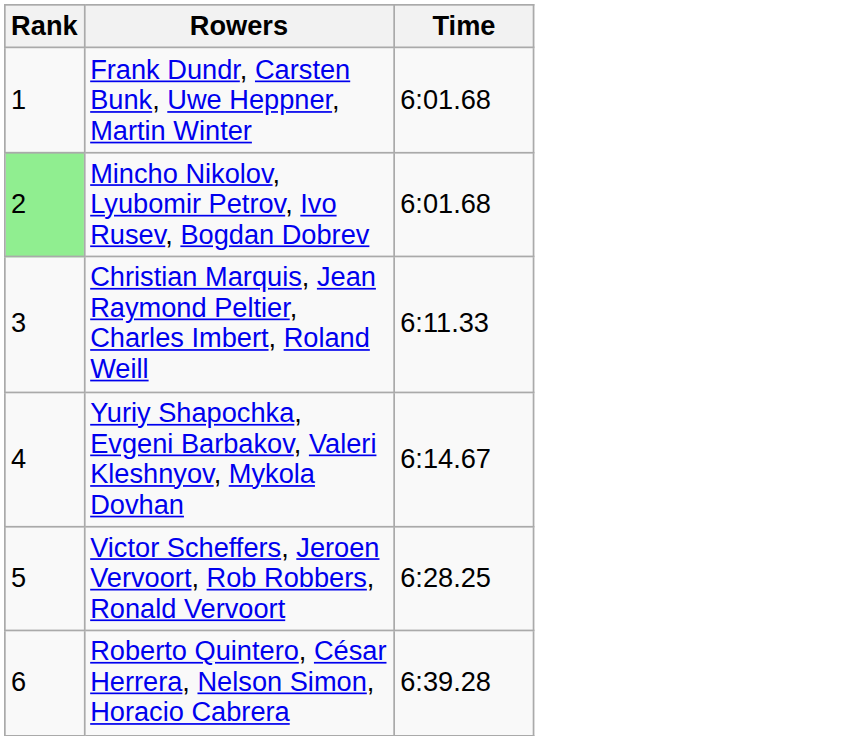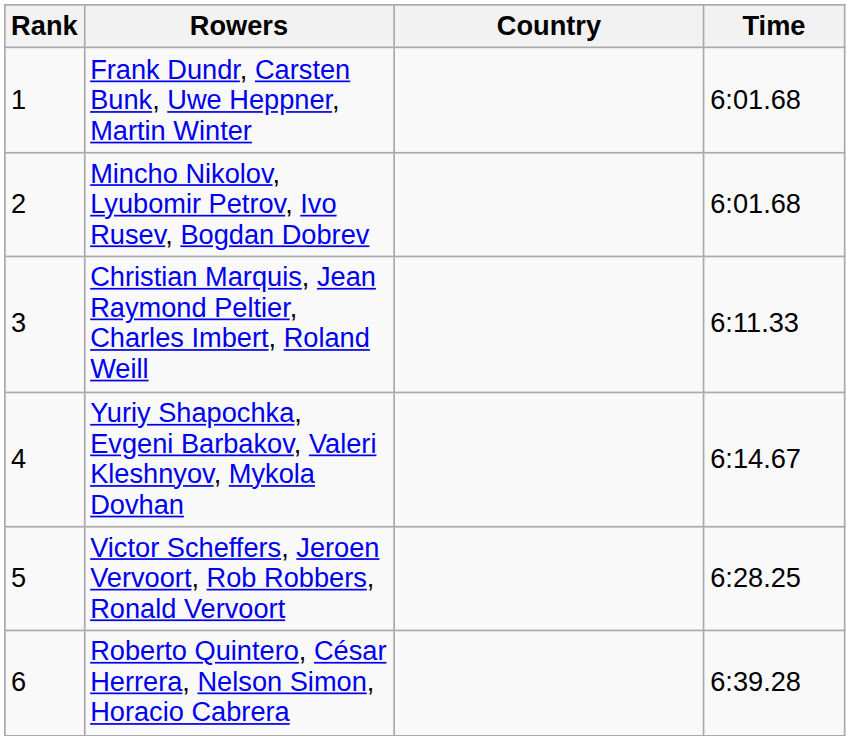+ column: (549, 26)
(19, 204) lightgreen background -> (19, 204) no background
